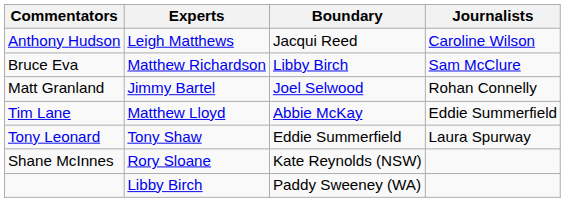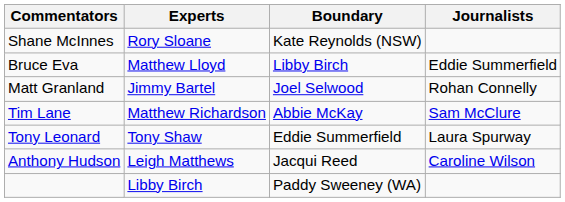rows swapped: (64, 40) <-> (61, 161)
(197, 64) Matthew Richardson -> (176, 64) Matthew Lloyd
(475, 64) Sam McClure -> (493, 64) Eddie Summerfield
(176, 112) Matthew Lloyd -> (197, 112) Matthew Richardson
(493, 112) Eddie Summerfield -> (475, 112) Sam McClure
